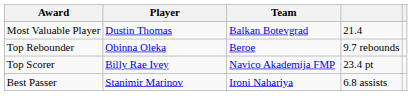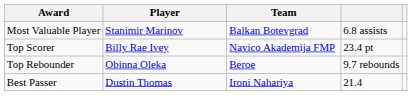(139, 30) Dustin Thomas -> (144, 30) Stanimir Marinov
(353, 30) 21.4 -> (365, 30) 6.8 assists
rows swapped: (31, 64) <-> (40, 47)
(144, 82) Stanimir Marinov -> (139, 82) Dustin Thomas
(365, 82) 6.8 assists -> (353, 82) 21.4
